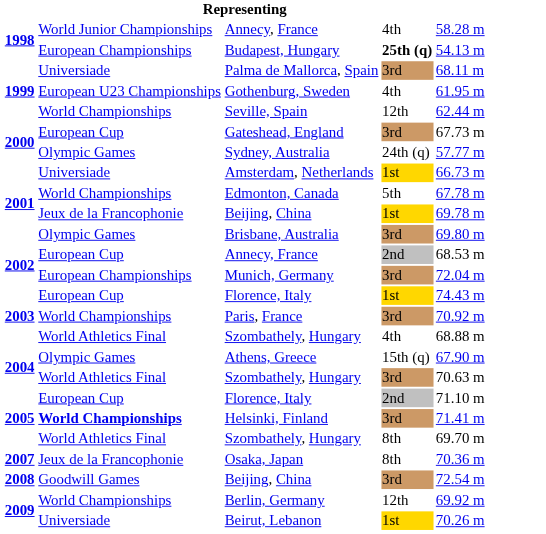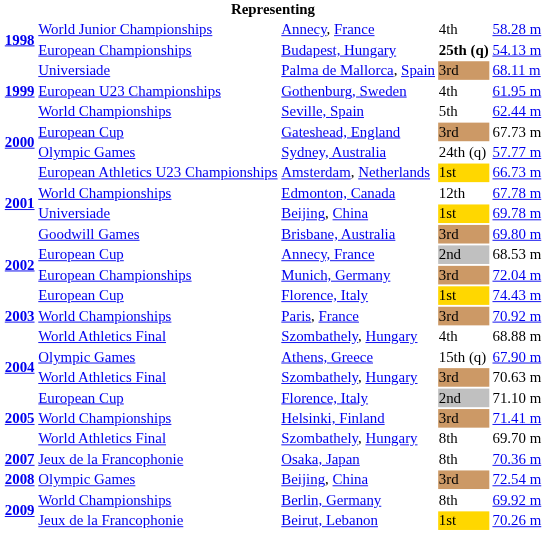(395, 111) 12th -> (448, 111) 5th
(74, 172) Universiade -> (158, 172) European Athletics U23 Championships
(392, 193) 5th -> (452, 193) 12th
(111, 213) Jeux de la Francophonie -> (74, 213) Universiade
(87, 234) Olympic Games -> (89, 234) Goodwill Games
(110, 418) bold -> (105, 418) normal
(89, 479) Goodwill Games -> (87, 479) Olympic Games
(395, 500) 12th -> (448, 500) 8th
(74, 520) Universiade -> (111, 520) Jeux de la Francophonie
